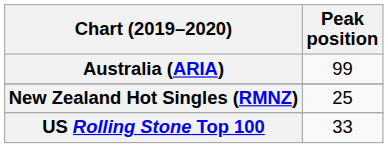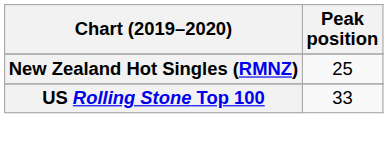- row: (153, 68)
